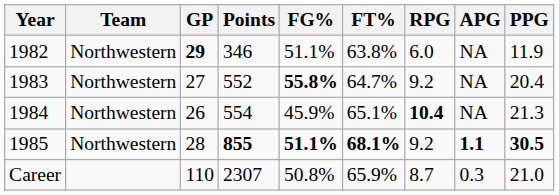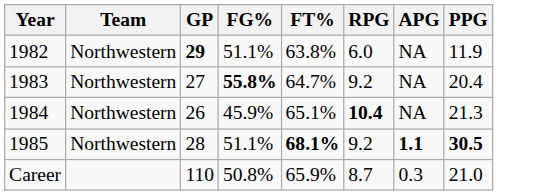- column: (249, 19)
(311, 143) bold -> (248, 143) normal
